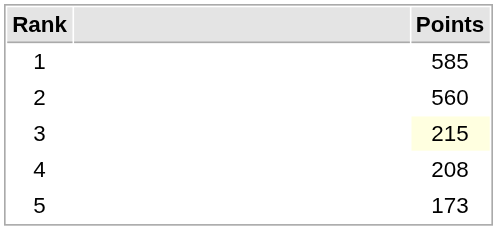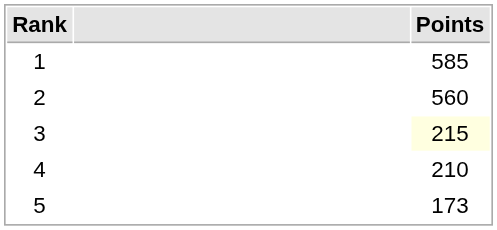(450, 169) 208 -> (450, 169) 210
